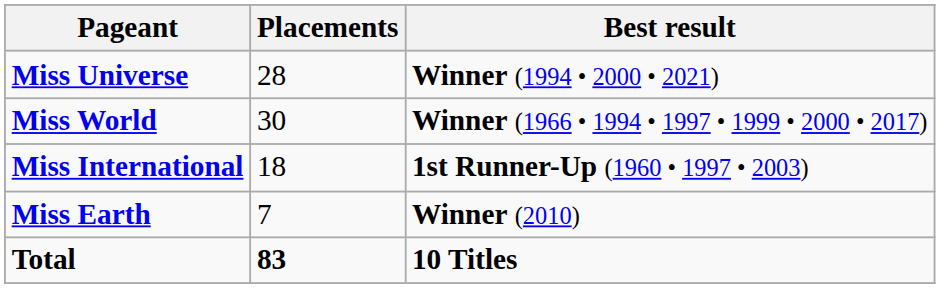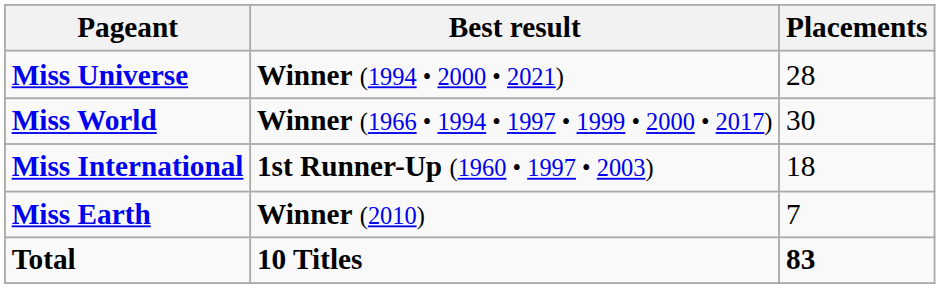columns swapped: (328, 27) <-> (670, 27)
